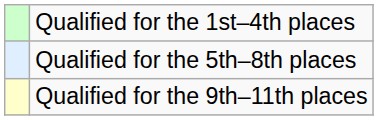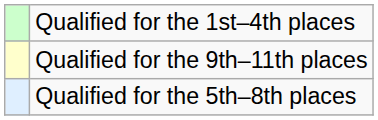rows swapped: (196, 59) <-> (201, 96)
